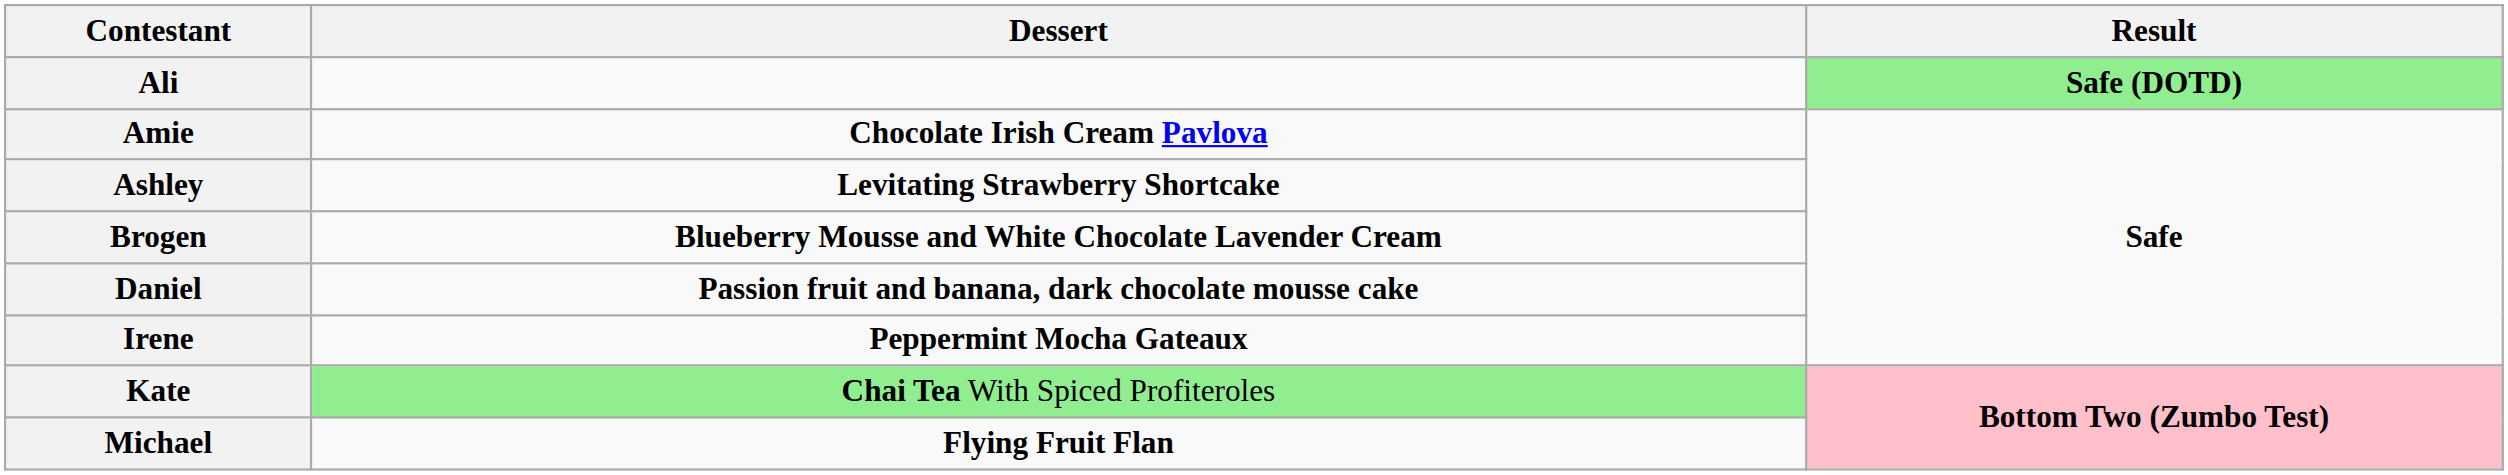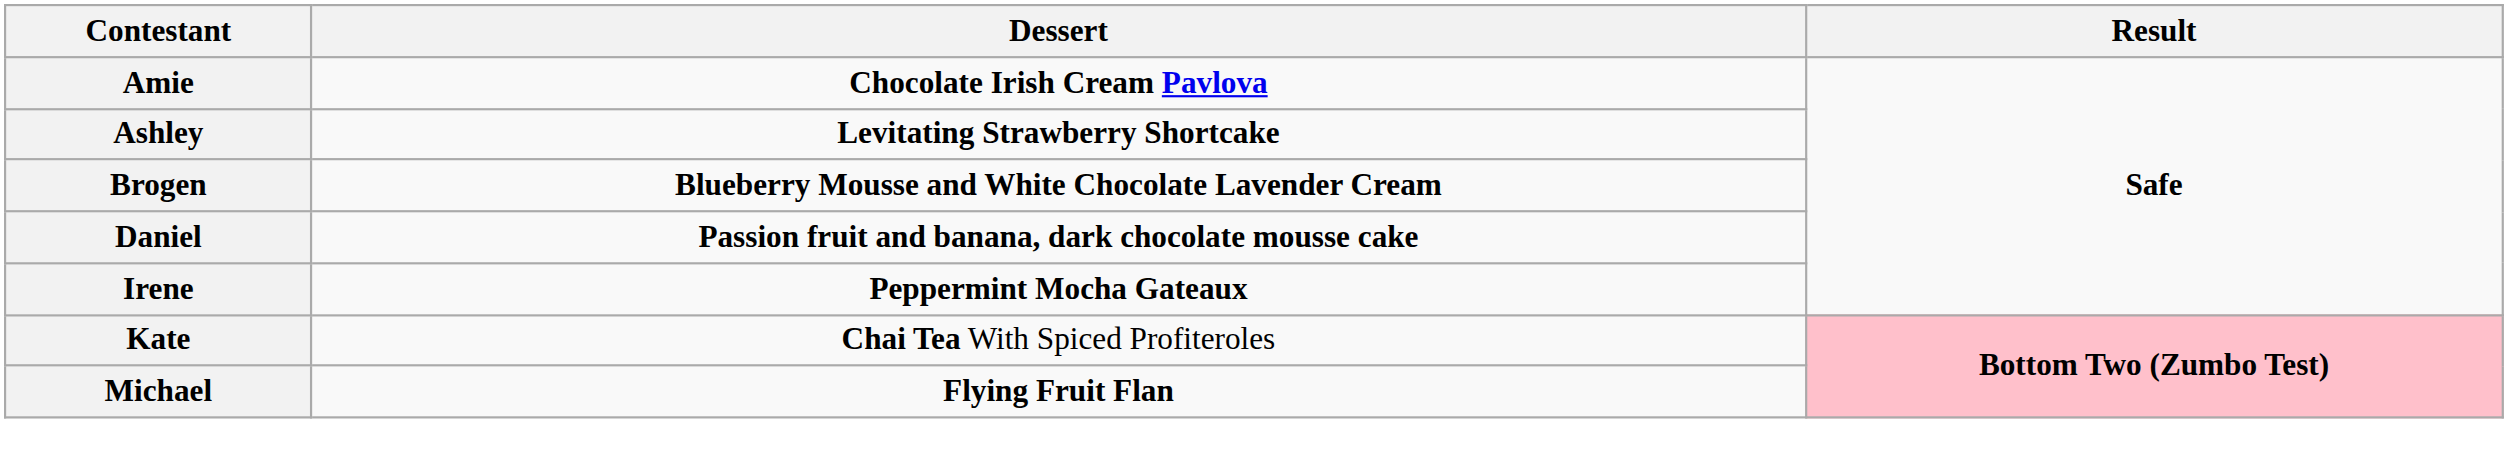- row: (158, 82)
(1058, 391) lightgreen background -> (1058, 339) no background
